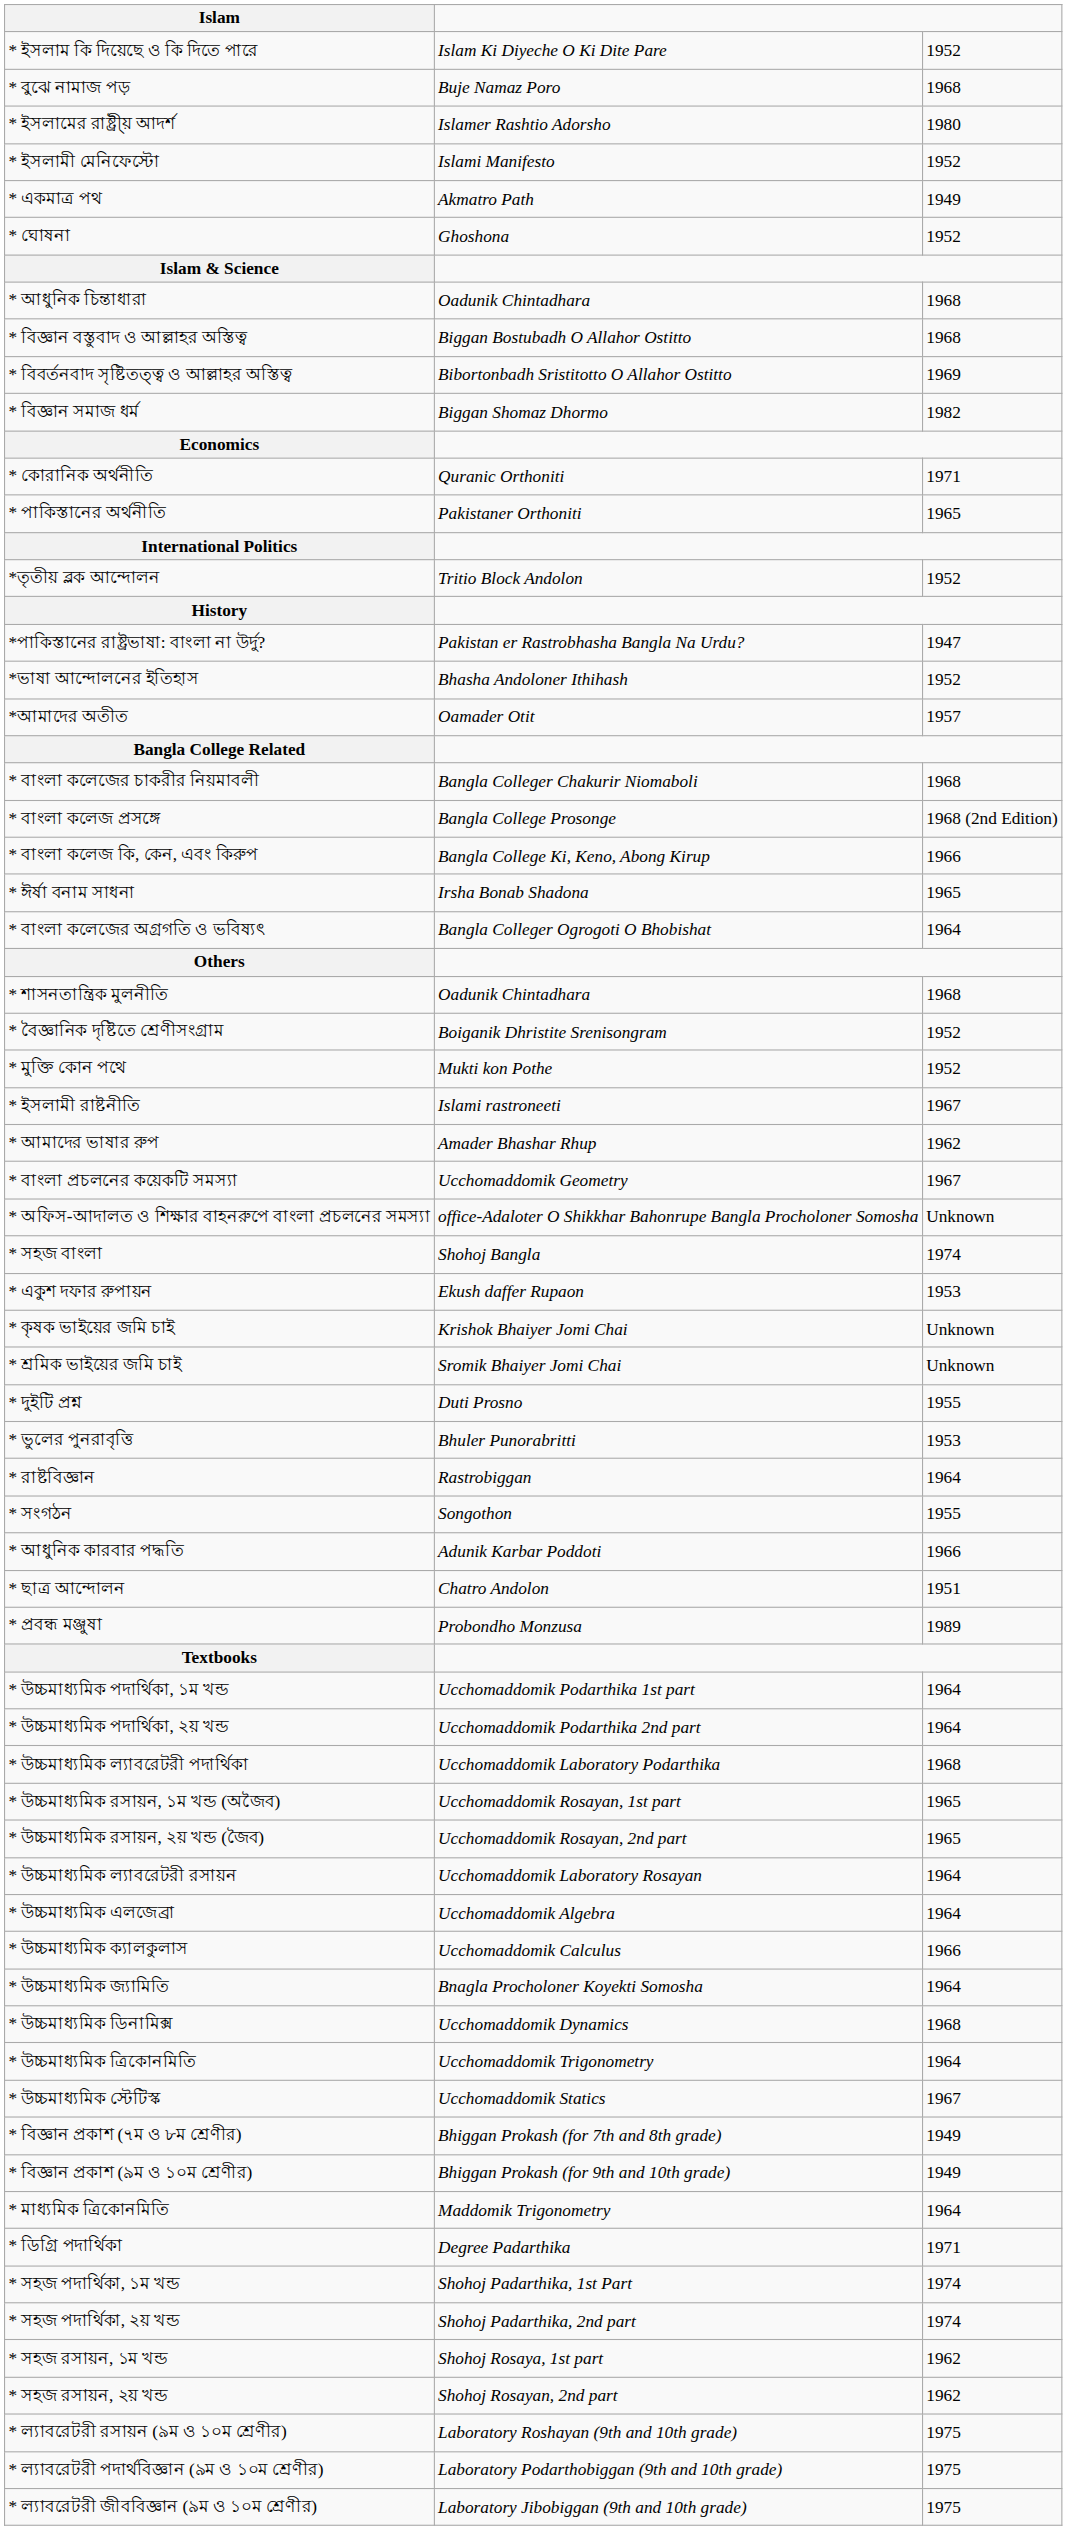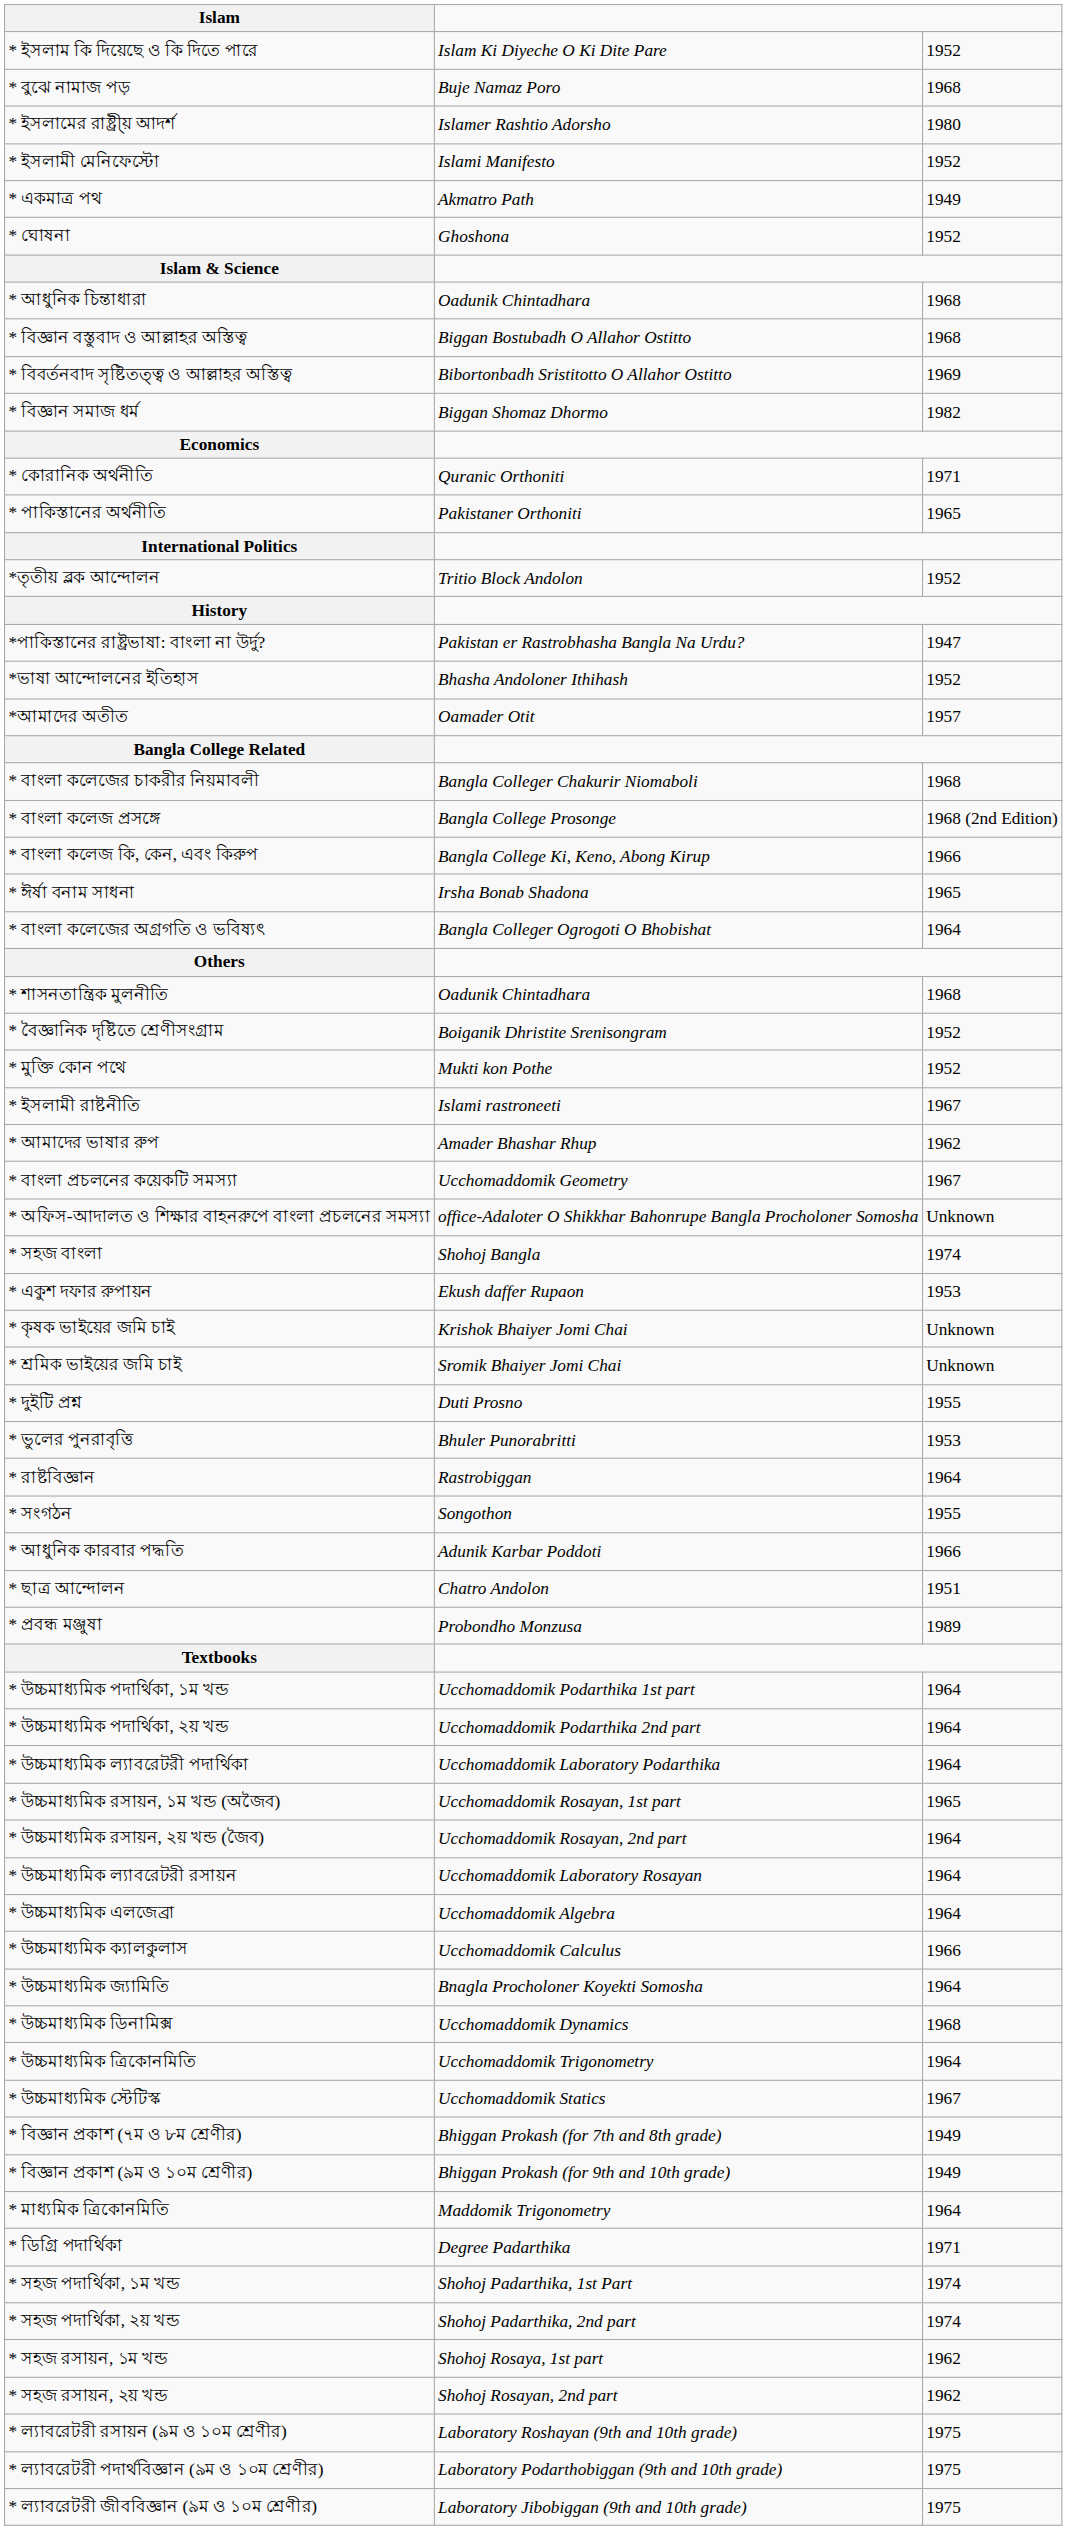(944, 1764) 1968 -> (944, 1764) 1964
(944, 1838) 1965 -> (944, 1838) 1964
